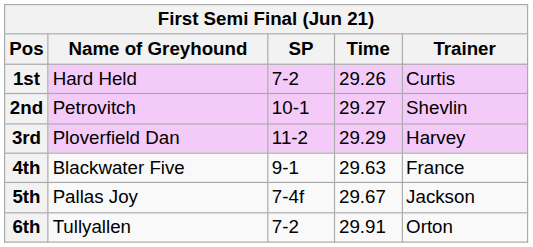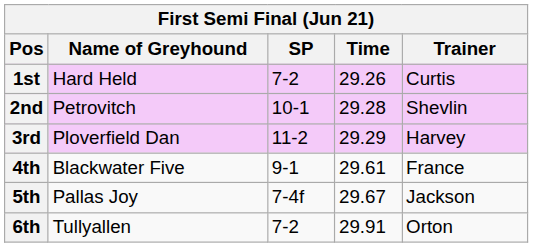(362, 108) 29.27 -> (362, 108) 29.28
(362, 167) 29.63 -> (362, 167) 29.61
